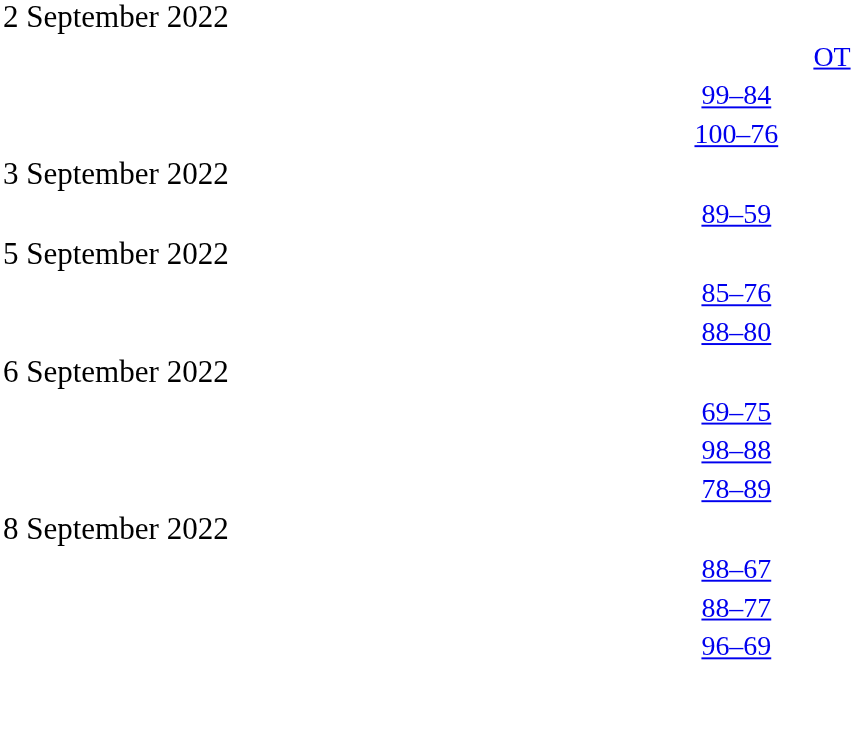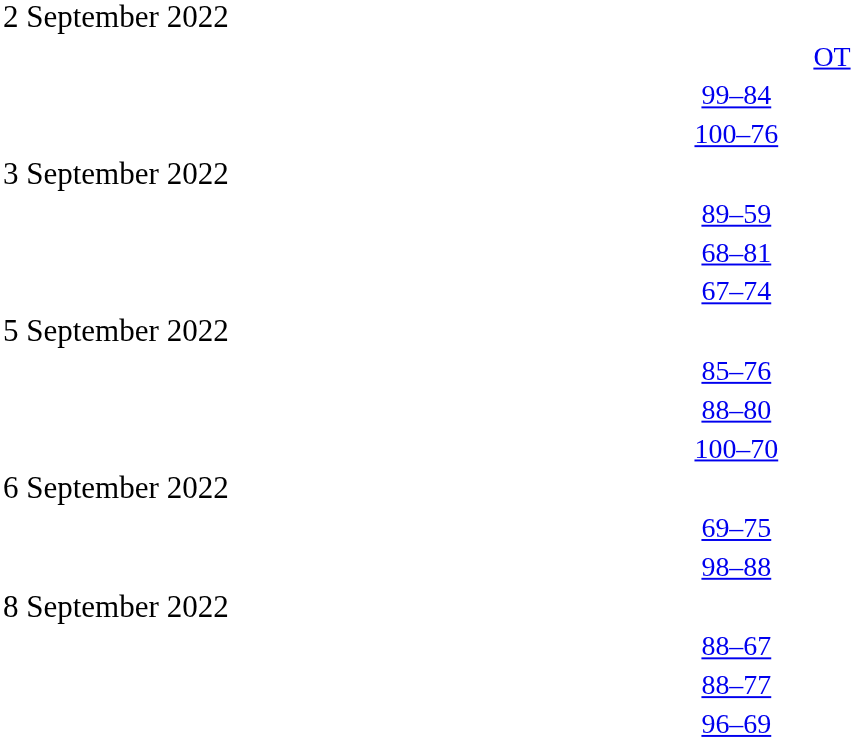+ row: (306, 253)
+ row: (306, 292)
+ row: (306, 449)
- row: (306, 490)
